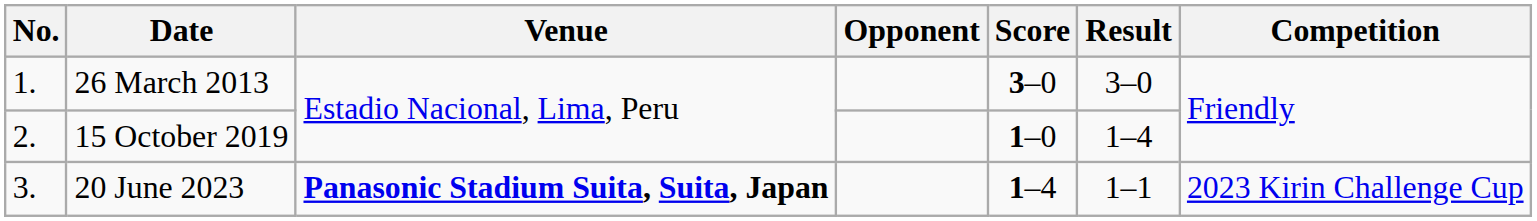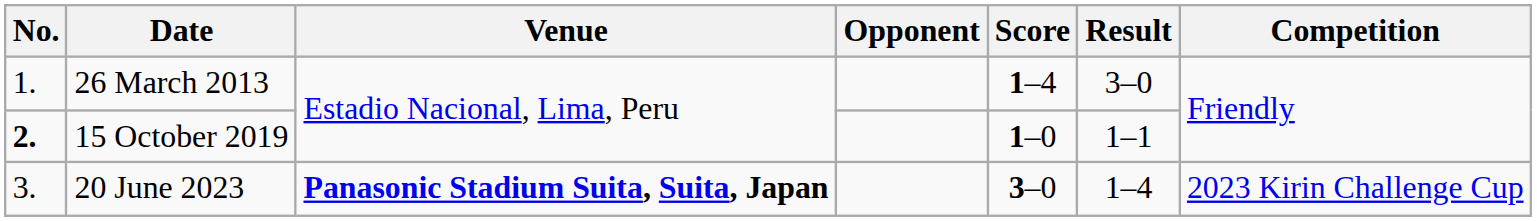(1032, 82) 3–0 -> (1032, 82) 1–4
(25, 135) normal -> (25, 135) bold
(1129, 135) 1–4 -> (1129, 135) 1–1
(1032, 187) 1–4 -> (1032, 187) 3–0
(1129, 187) 1–1 -> (1129, 187) 1–4
